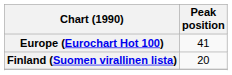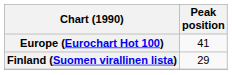(203, 60) 20 -> (203, 60) 29
